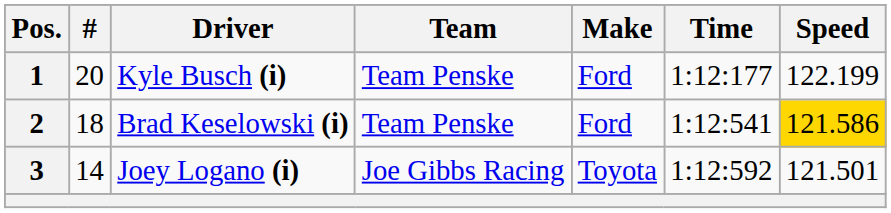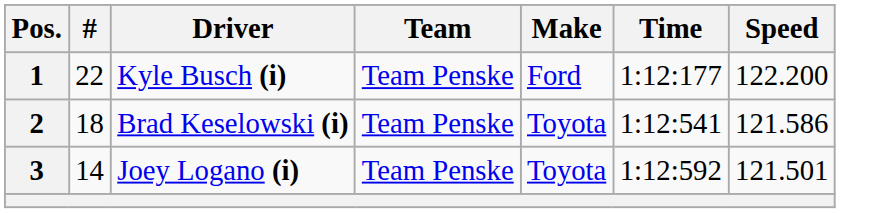(90, 75) 20 -> (90, 75) 22
(832, 75) 122.199 -> (782, 75) 122.200
(605, 123) Ford -> (567, 123) Toyota
(832, 123) gold background -> (782, 123) no background
(463, 170) Joe Gibbs Racing -> (438, 170) Team Penske
